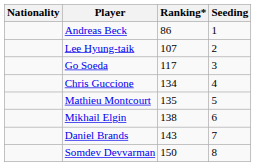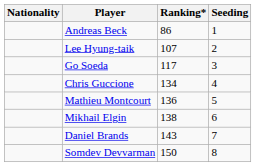(169, 100) 135 -> (169, 100) 136
